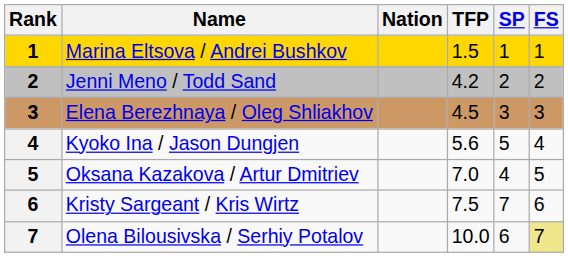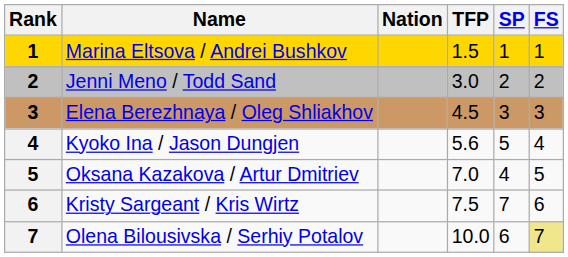(465, 81) 4.2 -> (465, 81) 3.0
